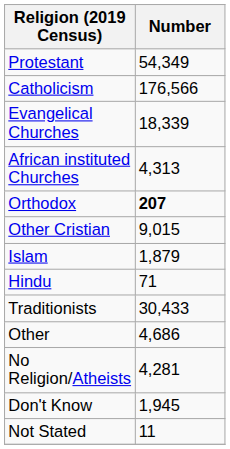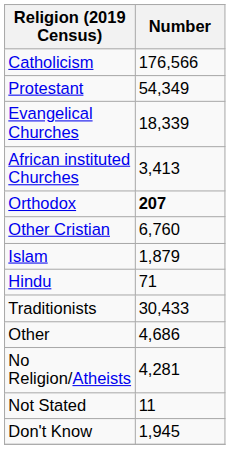rows swapped: (51, 88) <-> (46, 62)
(159, 168) 4,313 -> (159, 168) 3,413
(159, 230) 9,015 -> (159, 230) 6,760
rows swapped: (50, 405) <-> (47, 431)
